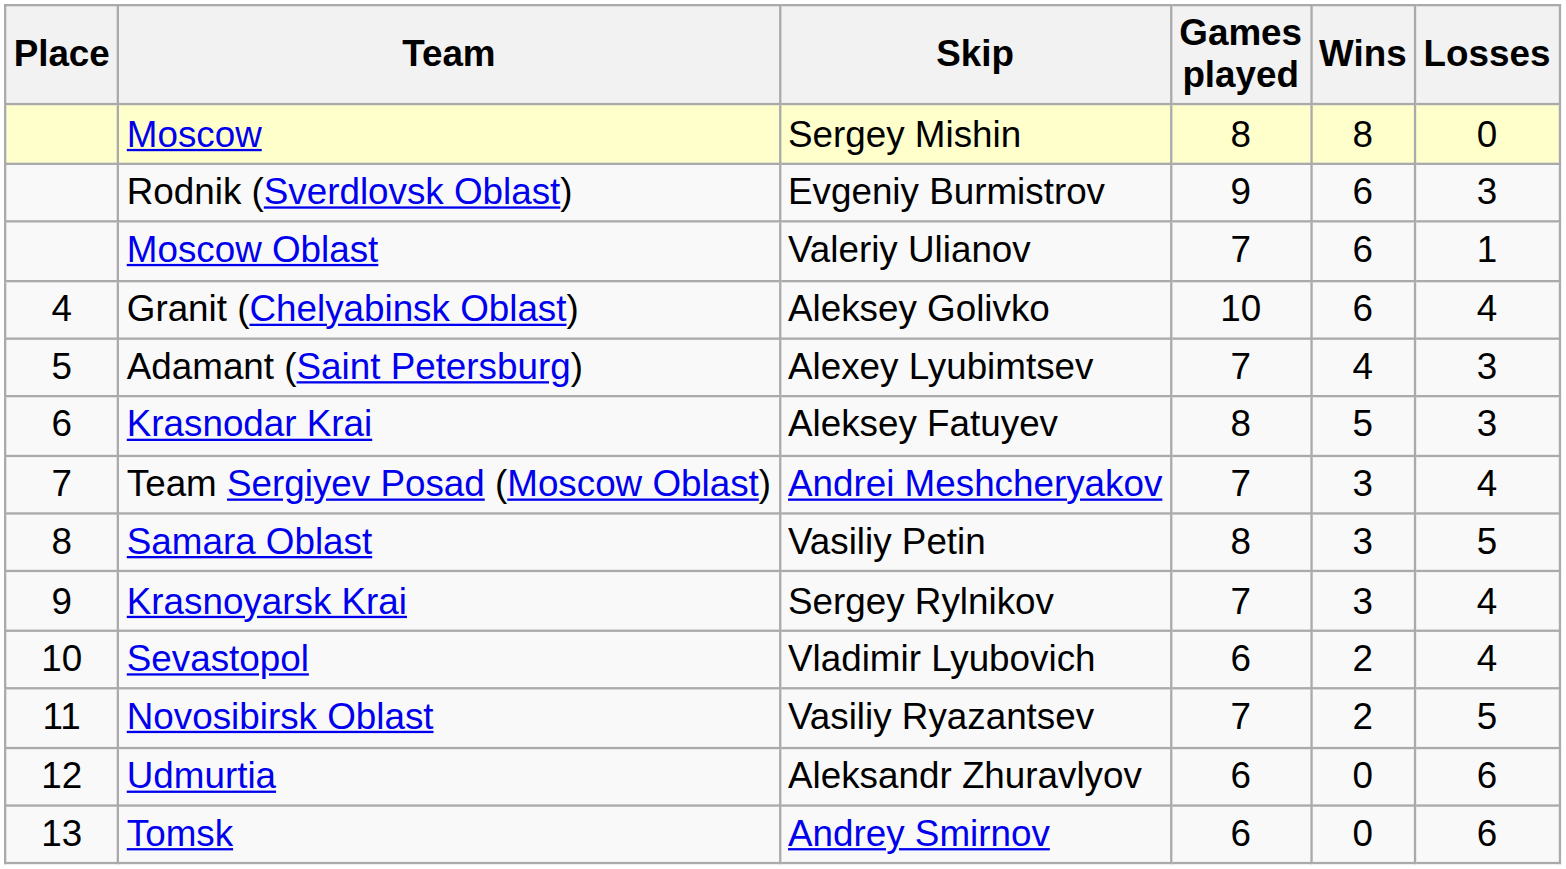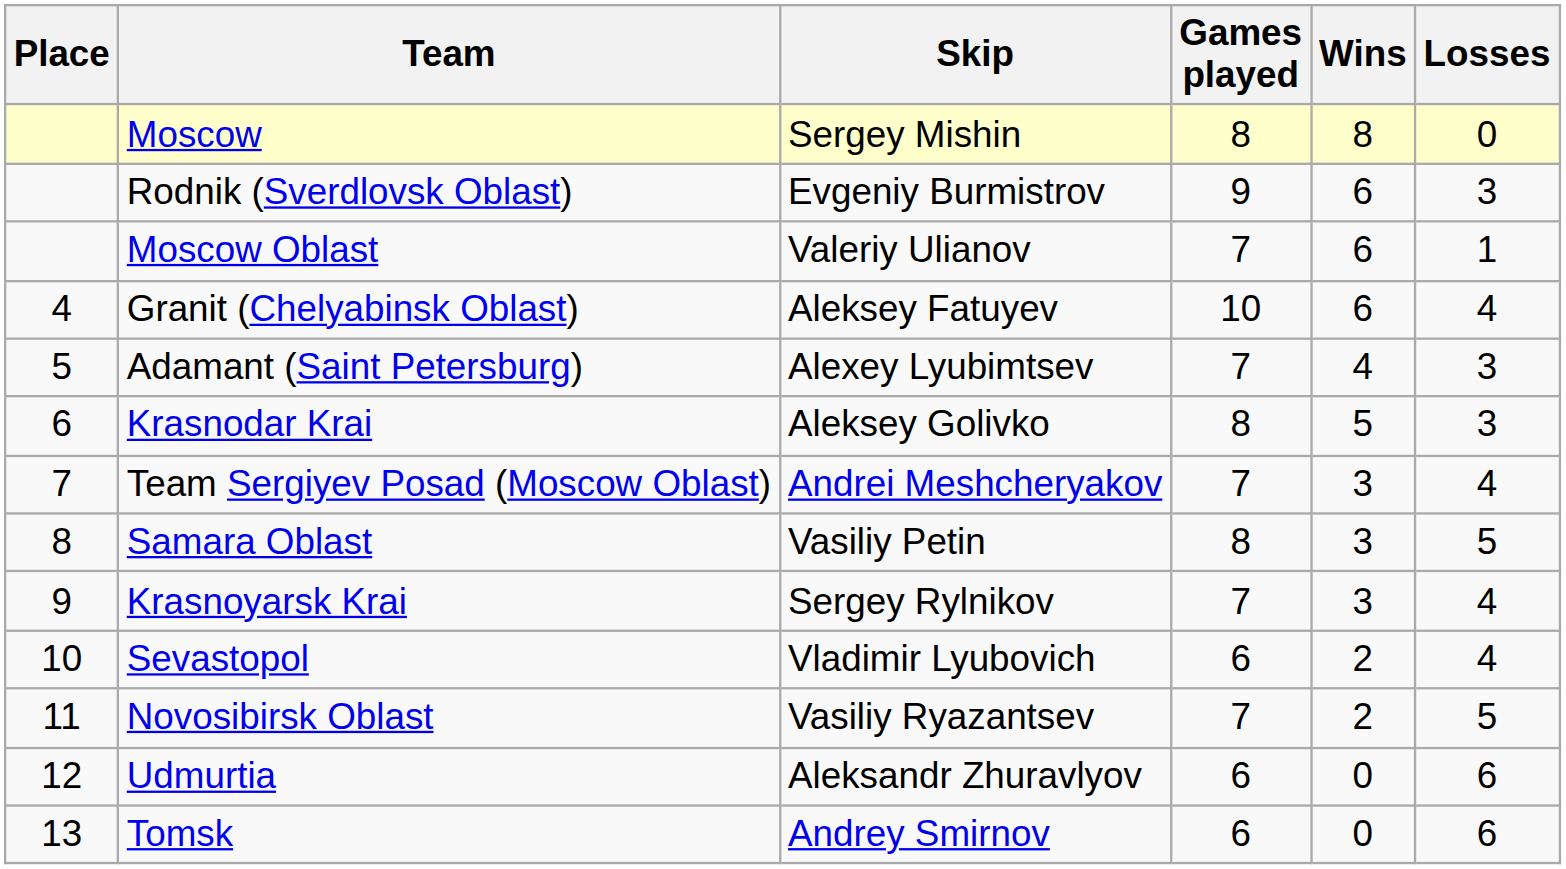(919, 308) Aleksey Golivko -> (923, 308) Aleksey Fatuyev
(923, 425) Aleksey Fatuyev -> (919, 425) Aleksey Golivko
